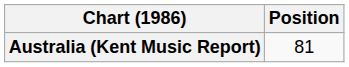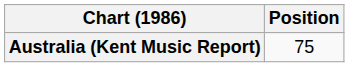(304, 47) 81 -> (304, 47) 75
